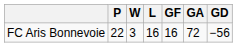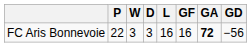+ column: (150, 13)
(193, 32) normal -> (207, 32) bold
